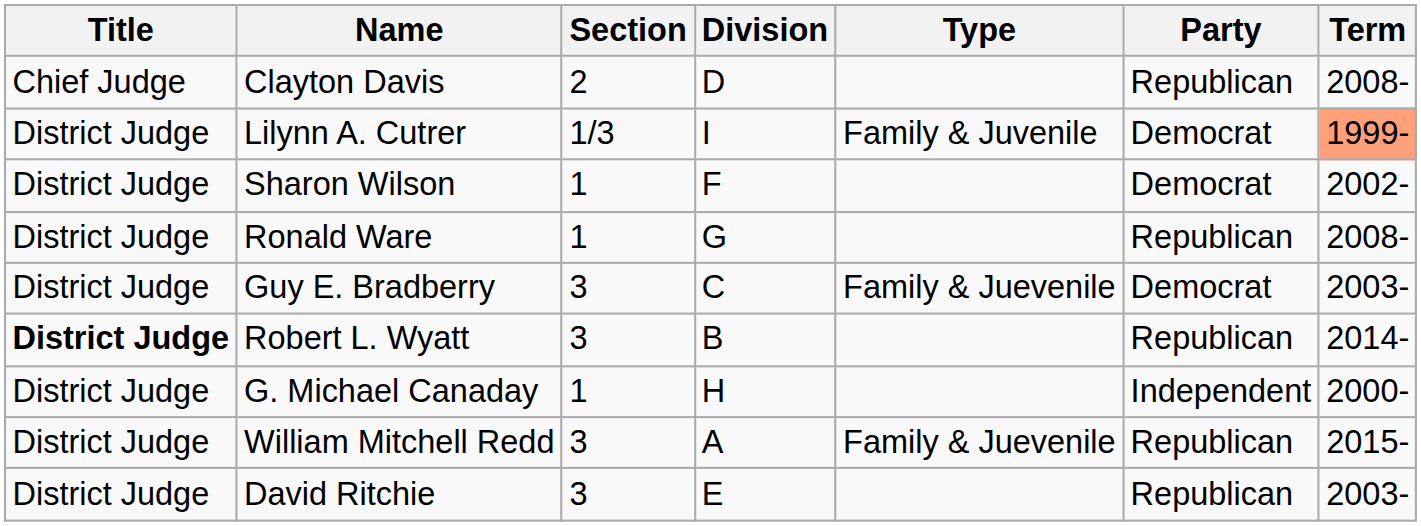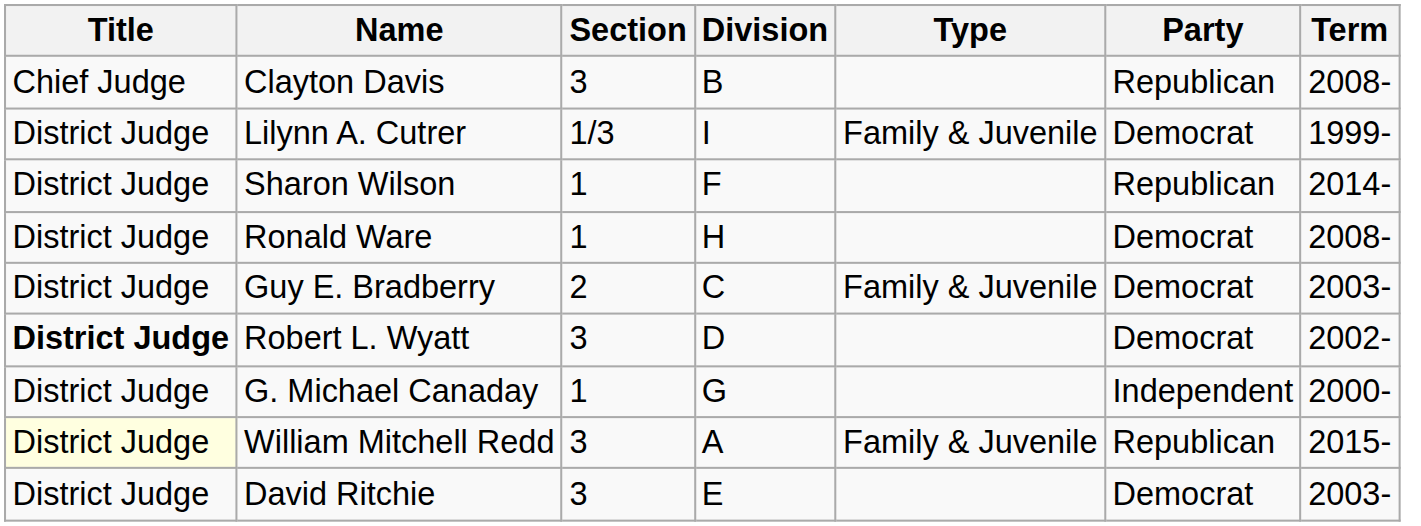(578, 81) 2 -> (578, 81) 3
(713, 81) D -> (713, 81) B
(1368, 133) lightsalmon background -> (1350, 133) no background
(1201, 184) Democrat -> (1194, 184) Republican
(1368, 184) 2002- -> (1350, 184) 2014-
(714, 236) G -> (713, 236) H
(1212, 236) Republican -> (1183, 236) Democrat
(578, 287) 3 -> (578, 287) 2
(979, 287) Family & Juevenile -> (970, 287) Family & Juvenile
(713, 339) B -> (713, 339) D
(1212, 339) Republican -> (1183, 339) Democrat
(1368, 339) 2014- -> (1350, 339) 2002-
(713, 390) H -> (714, 390) G
(111, 442) no background -> (111, 442) lightyellow background
(979, 442) Family & Juevenile -> (970, 442) Family & Juvenile
(1212, 493) Republican -> (1183, 493) Democrat
